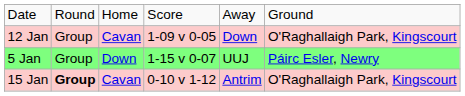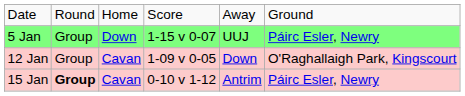rows swapped: (24, 58) <-> (28, 36)
(362, 79) O'Raghallaigh Park, Kingscourt -> (324, 79) Páirc Esler, Newry
